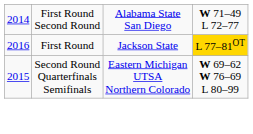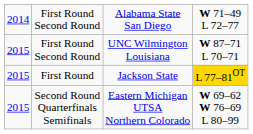+ row: (67, 50)
(18, 45) 2016 -> (18, 75) 2015
